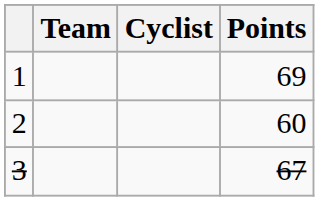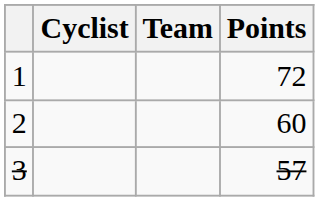columns swapped: (169, 28) <-> (76, 28)
(291, 75) 69 -> (291, 75) 72
(291, 170) 67 -> (291, 170) 57
